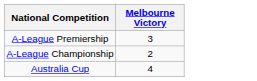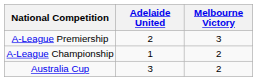+ column: (150, 18)
(150, 69) 4 -> (219, 69) 2
